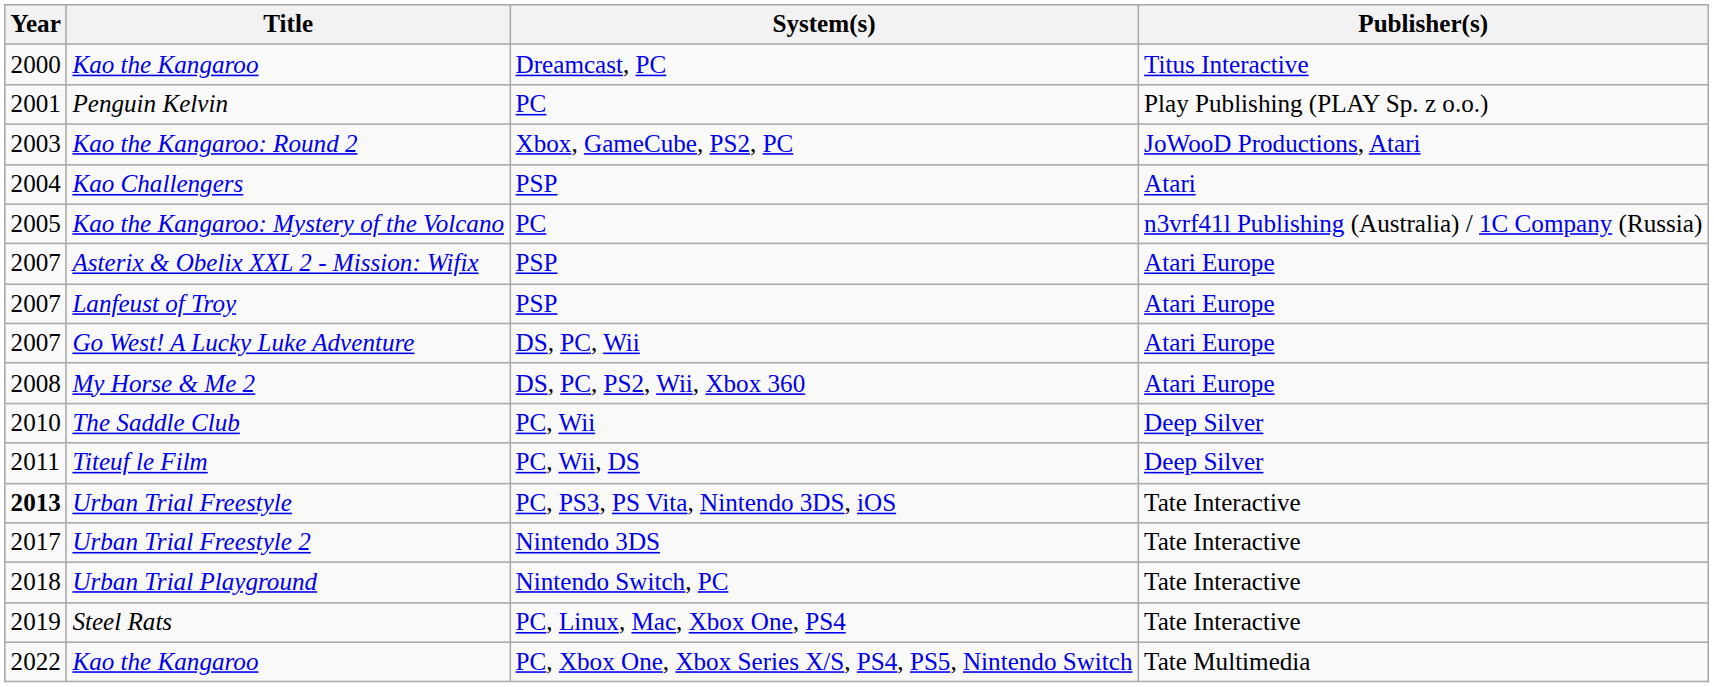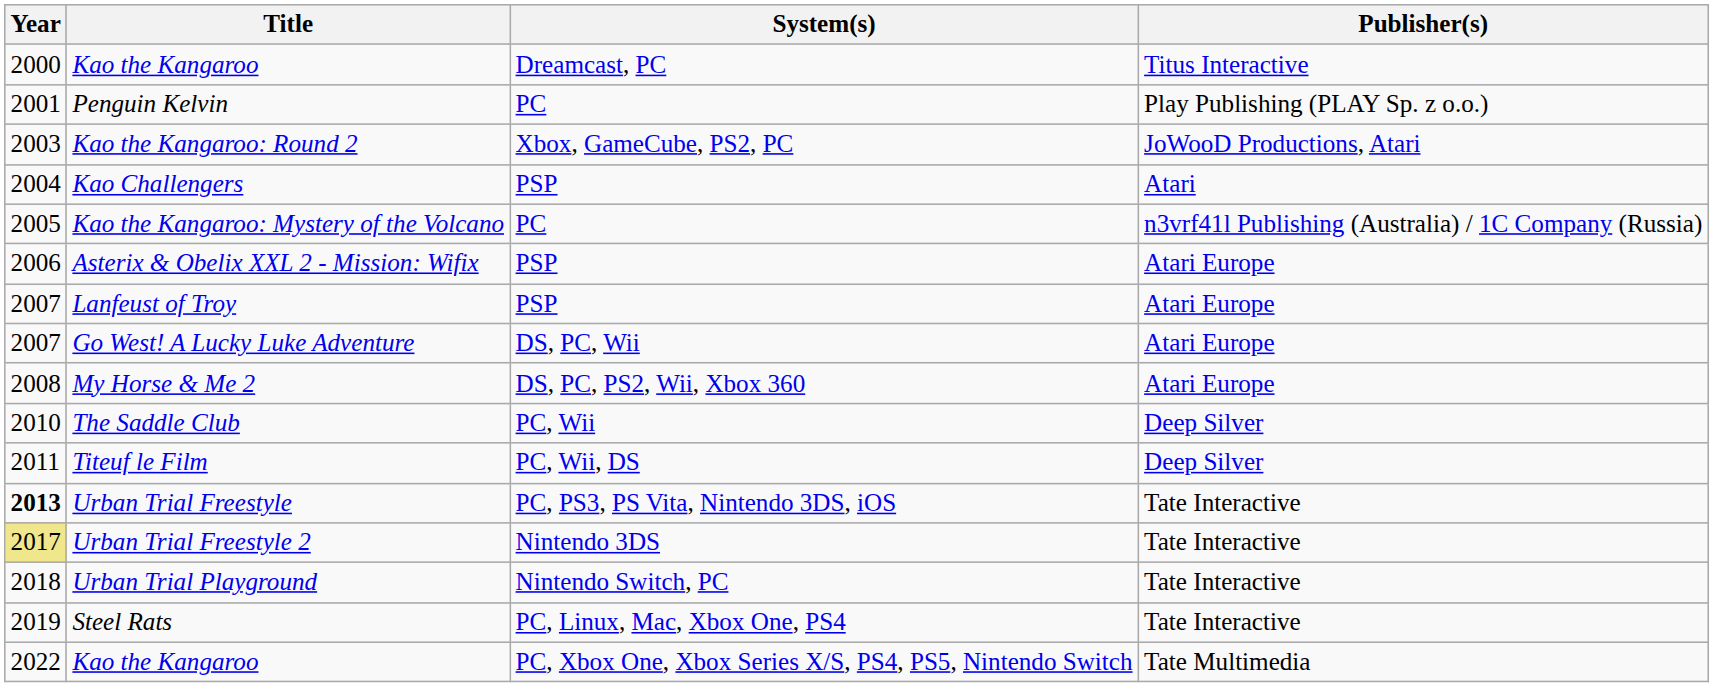(36, 263) 2007 -> (36, 263) 2006
(36, 542) no background -> (36, 542) khaki background
